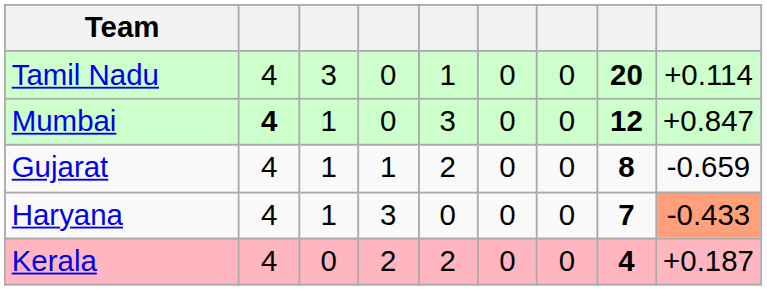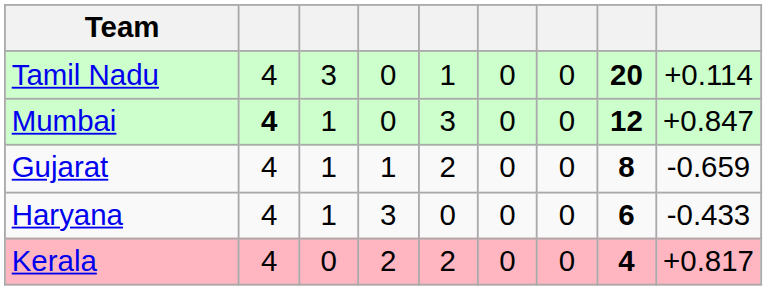(626, 214) 7 -> (626, 214) 6
(708, 214) lightsalmon background -> (708, 214) no background
(709, 261) +0.187 -> (709, 261) +0.817
